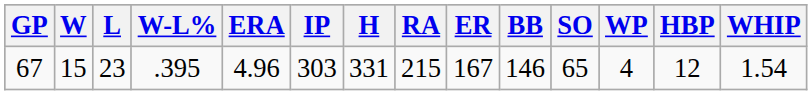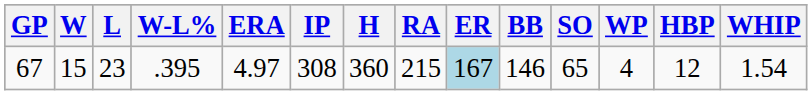(257, 67) 4.96 -> (257, 67) 4.97
(317, 67) 303 -> (317, 67) 308
(369, 67) 331 -> (369, 67) 360
(473, 67) no background -> (473, 67) lightblue background
